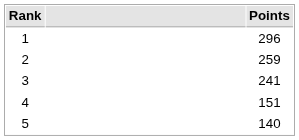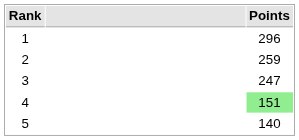(269, 81) 241 -> (269, 81) 247
(269, 102) no background -> (269, 102) lightgreen background
